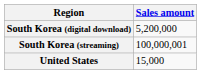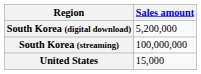(161, 45) 100,000,001 -> (161, 45) 100,000,000
